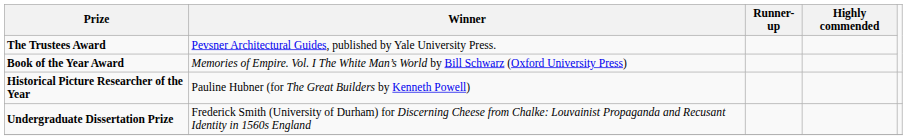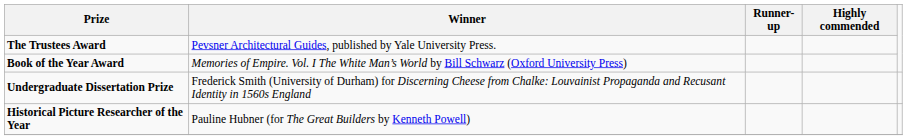rows swapped: (95, 87) <-> (90, 119)
